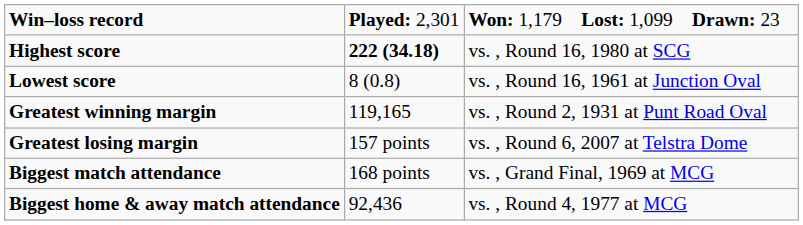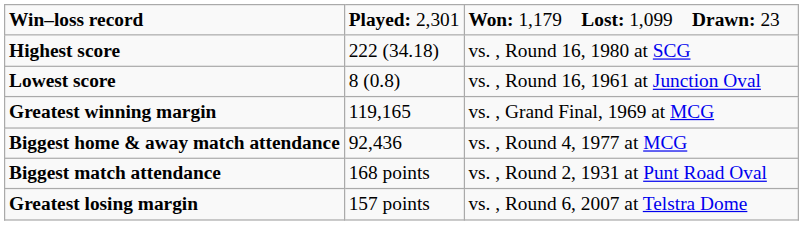(394, 50) bold -> (394, 50) normal
(618, 111) vs. , Round 2, 1931 at Punt Road Oval -> (591, 111) vs. , Grand Final, 1969 at MCG
rows swapped: (104, 142) <-> (174, 204)
(591, 173) vs. , Grand Final, 1969 at MCG -> (618, 173) vs. , Round 2, 1931 at Punt Road Oval
